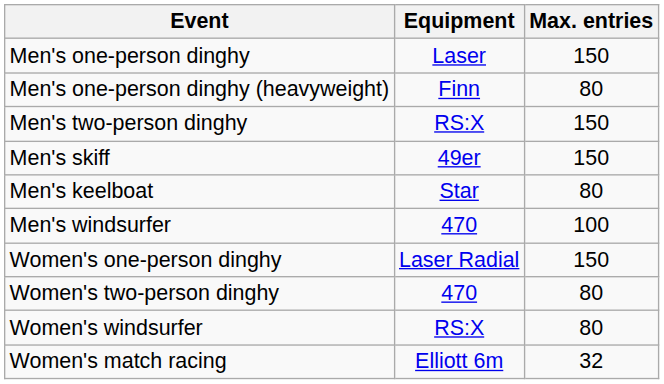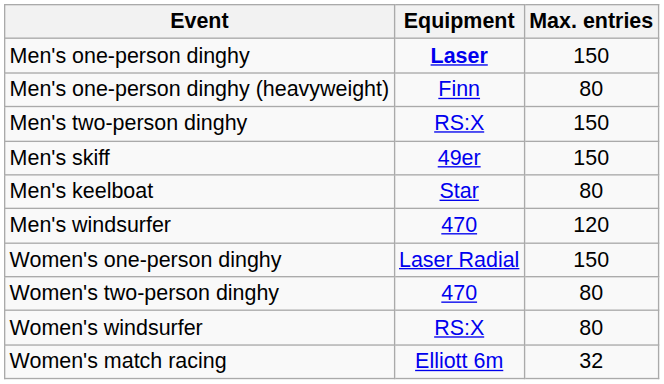(459, 55) normal -> (459, 55) bold
(591, 225) 100 -> (591, 225) 120
